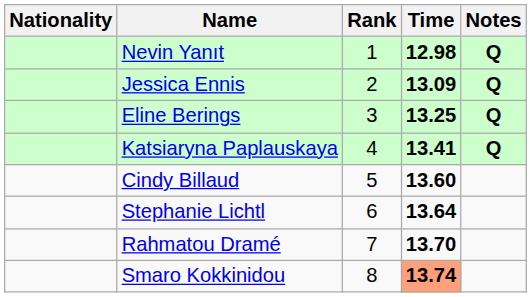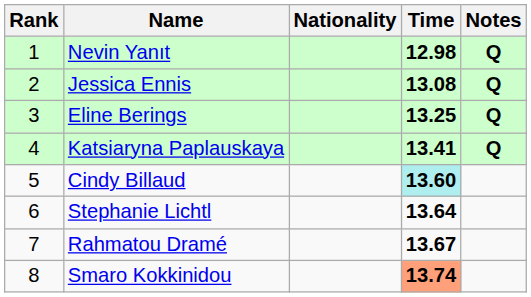columns swapped: (372, 20) <-> (61, 20)
(431, 84) 13.09 -> (431, 84) 13.08
(431, 180) no background -> (431, 180) paleturquoise background
(431, 244) 13.70 -> (431, 244) 13.67
